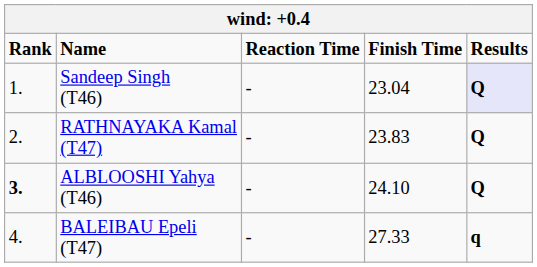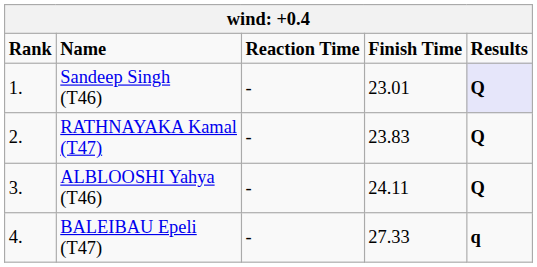(389, 87) 23.04 -> (389, 87) 23.01
(16, 187) bold -> (16, 187) normal
(389, 187) 24.10 -> (389, 187) 24.11
